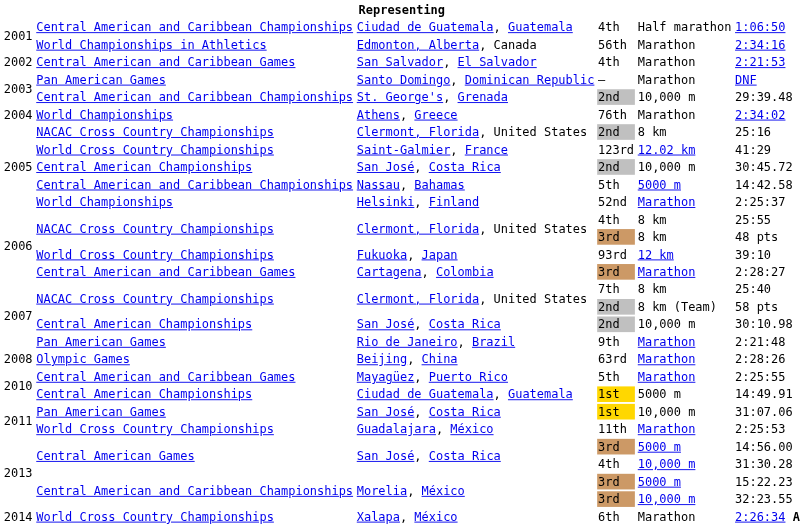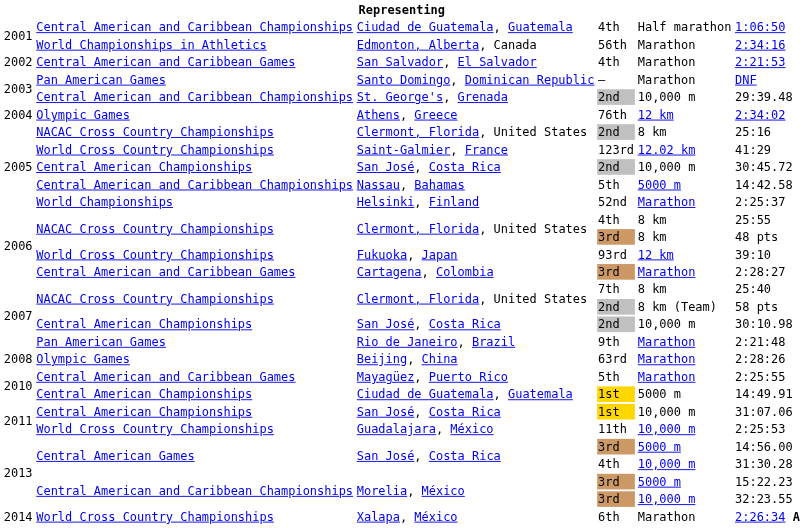(105, 115) World Championships -> (83, 115) Olympic Games
(667, 115) Marathon -> (656, 115) 12 km
(101, 412) Pan American Games -> (144, 412) Central American Championships
(667, 429) Marathon -> (667, 429) 10,000 m
